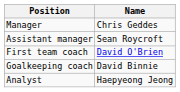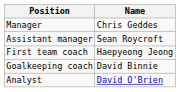(130, 53) David O'Brien -> (135, 53) Haepyeong Jeong
(135, 80) Haepyeong Jeong -> (130, 80) David O'Brien
